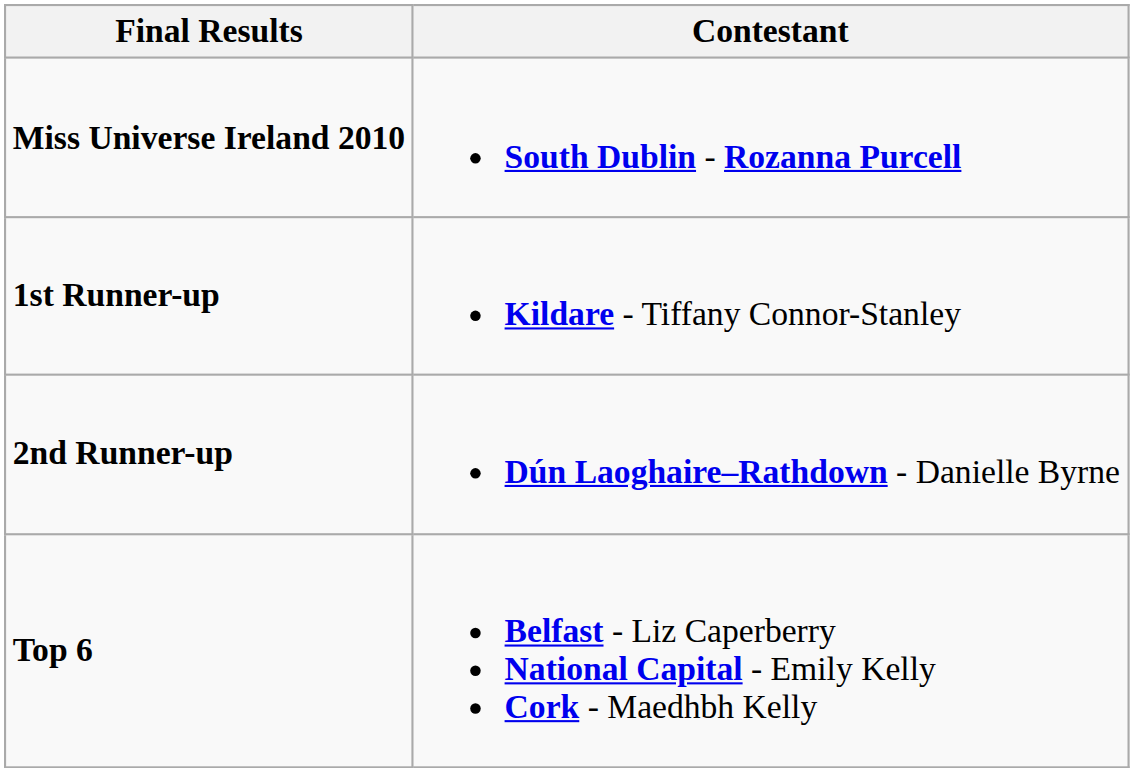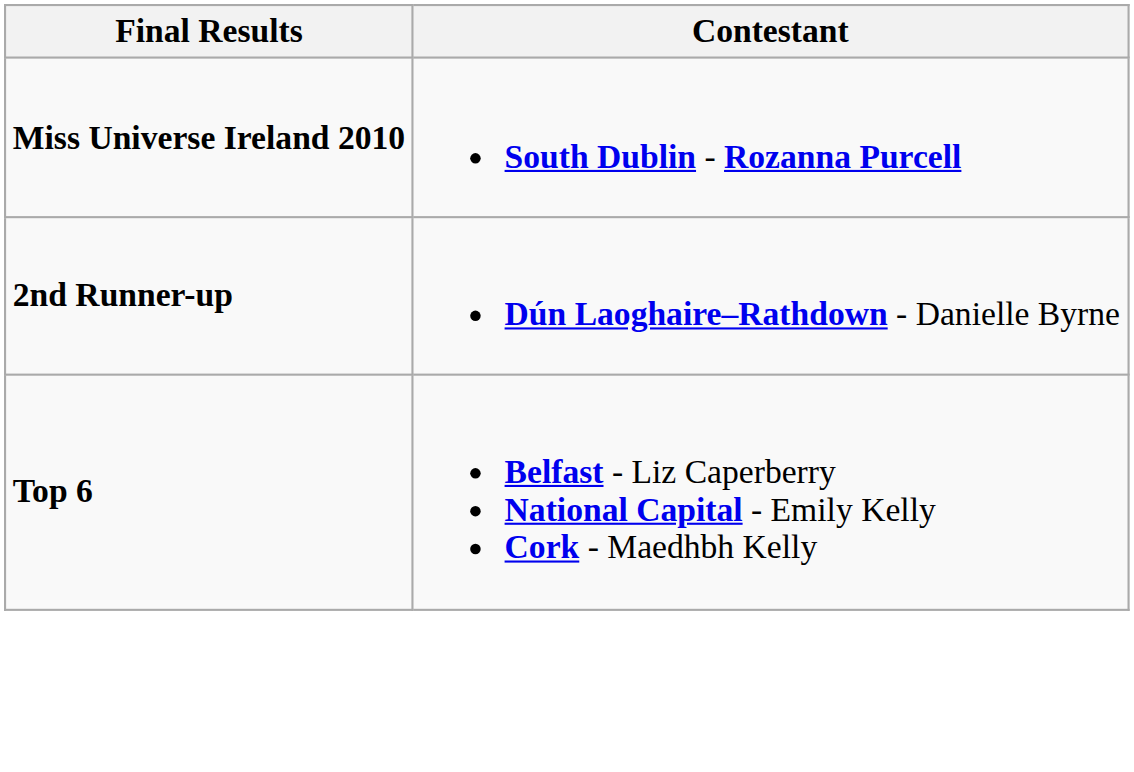- row: (116, 295)
